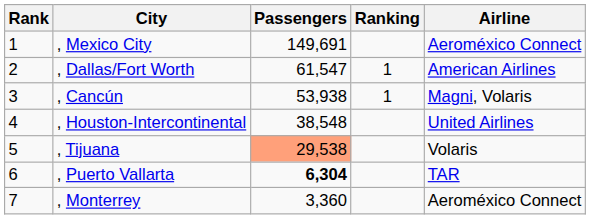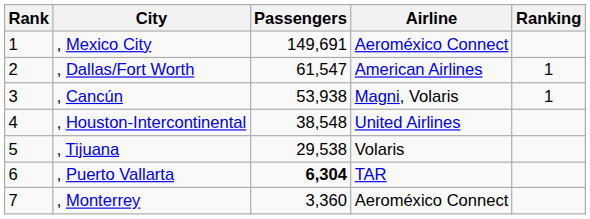columns swapped: (387, 18) <-> (505, 18)
(322, 149) lightsalmon background -> (322, 149) no background
